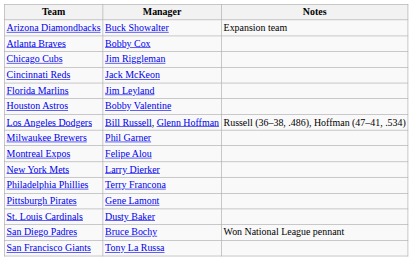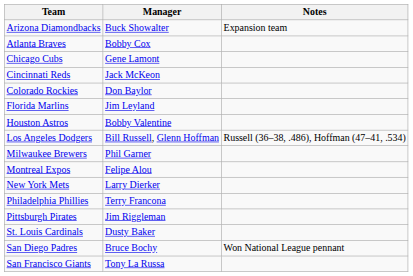(135, 59) Jim Riggleman -> (132, 59) Gene Lamont
+ row: (42, 91)
(132, 201) Gene Lamont -> (135, 216) Jim Riggleman
